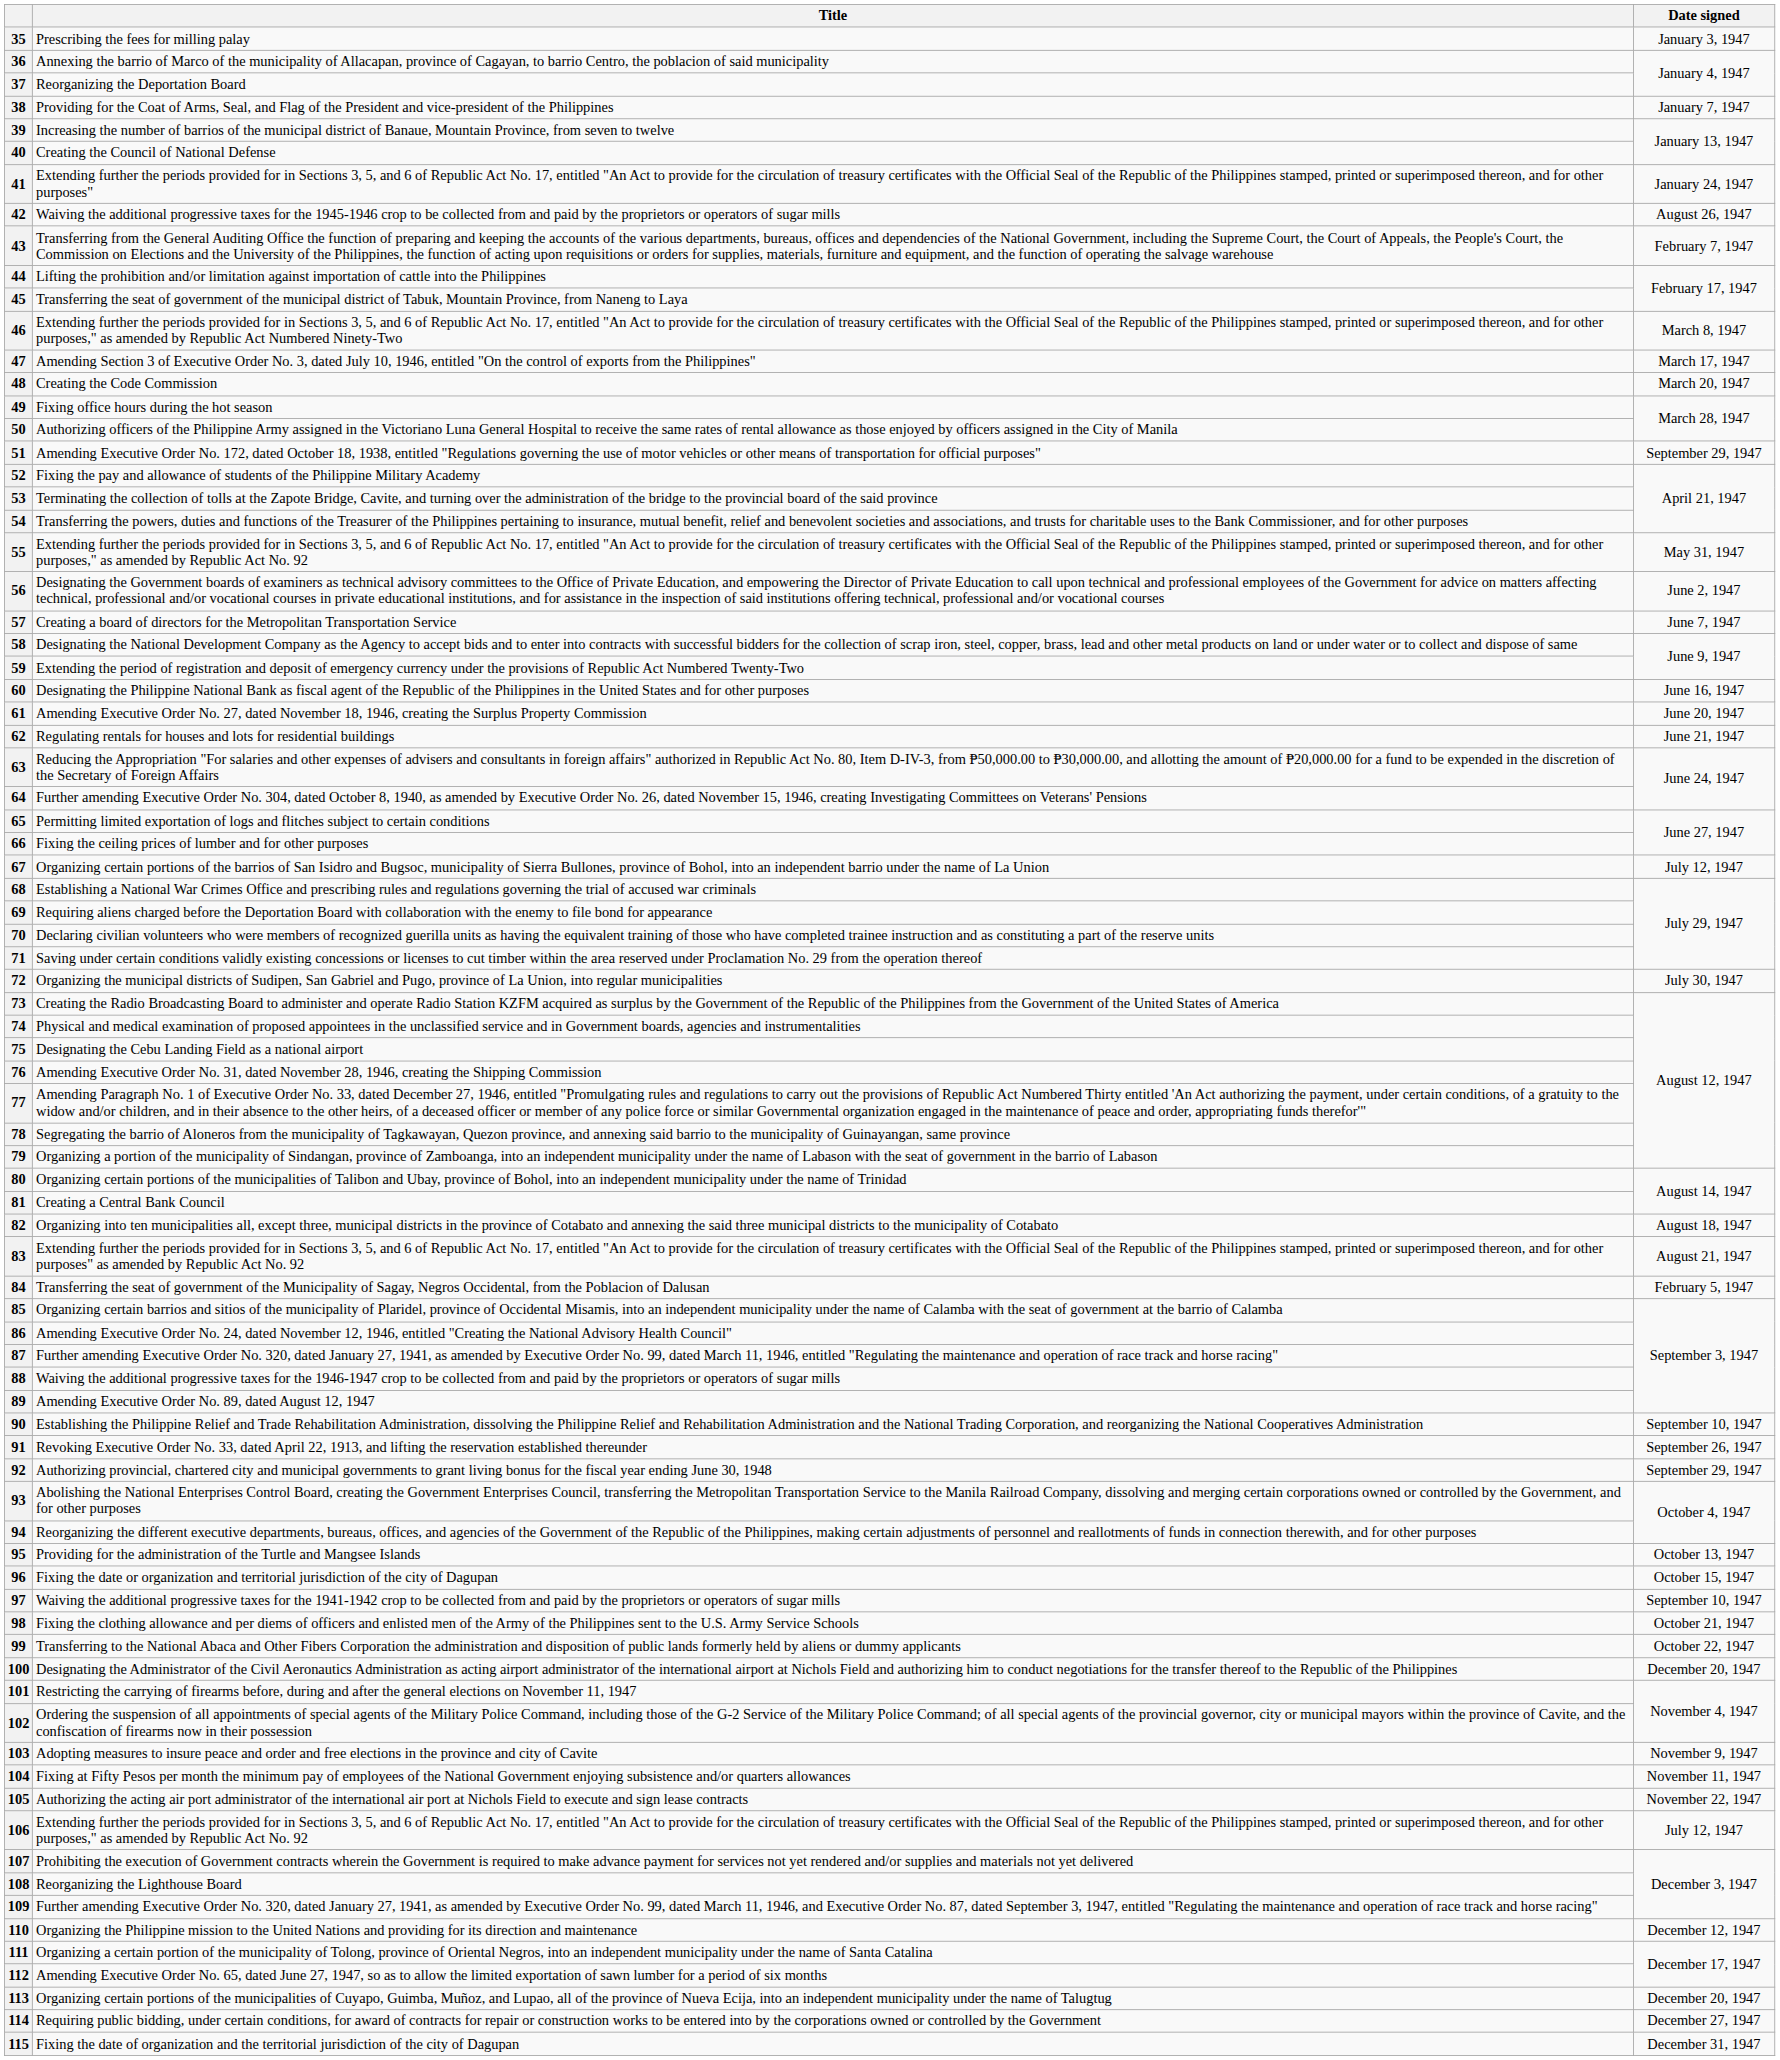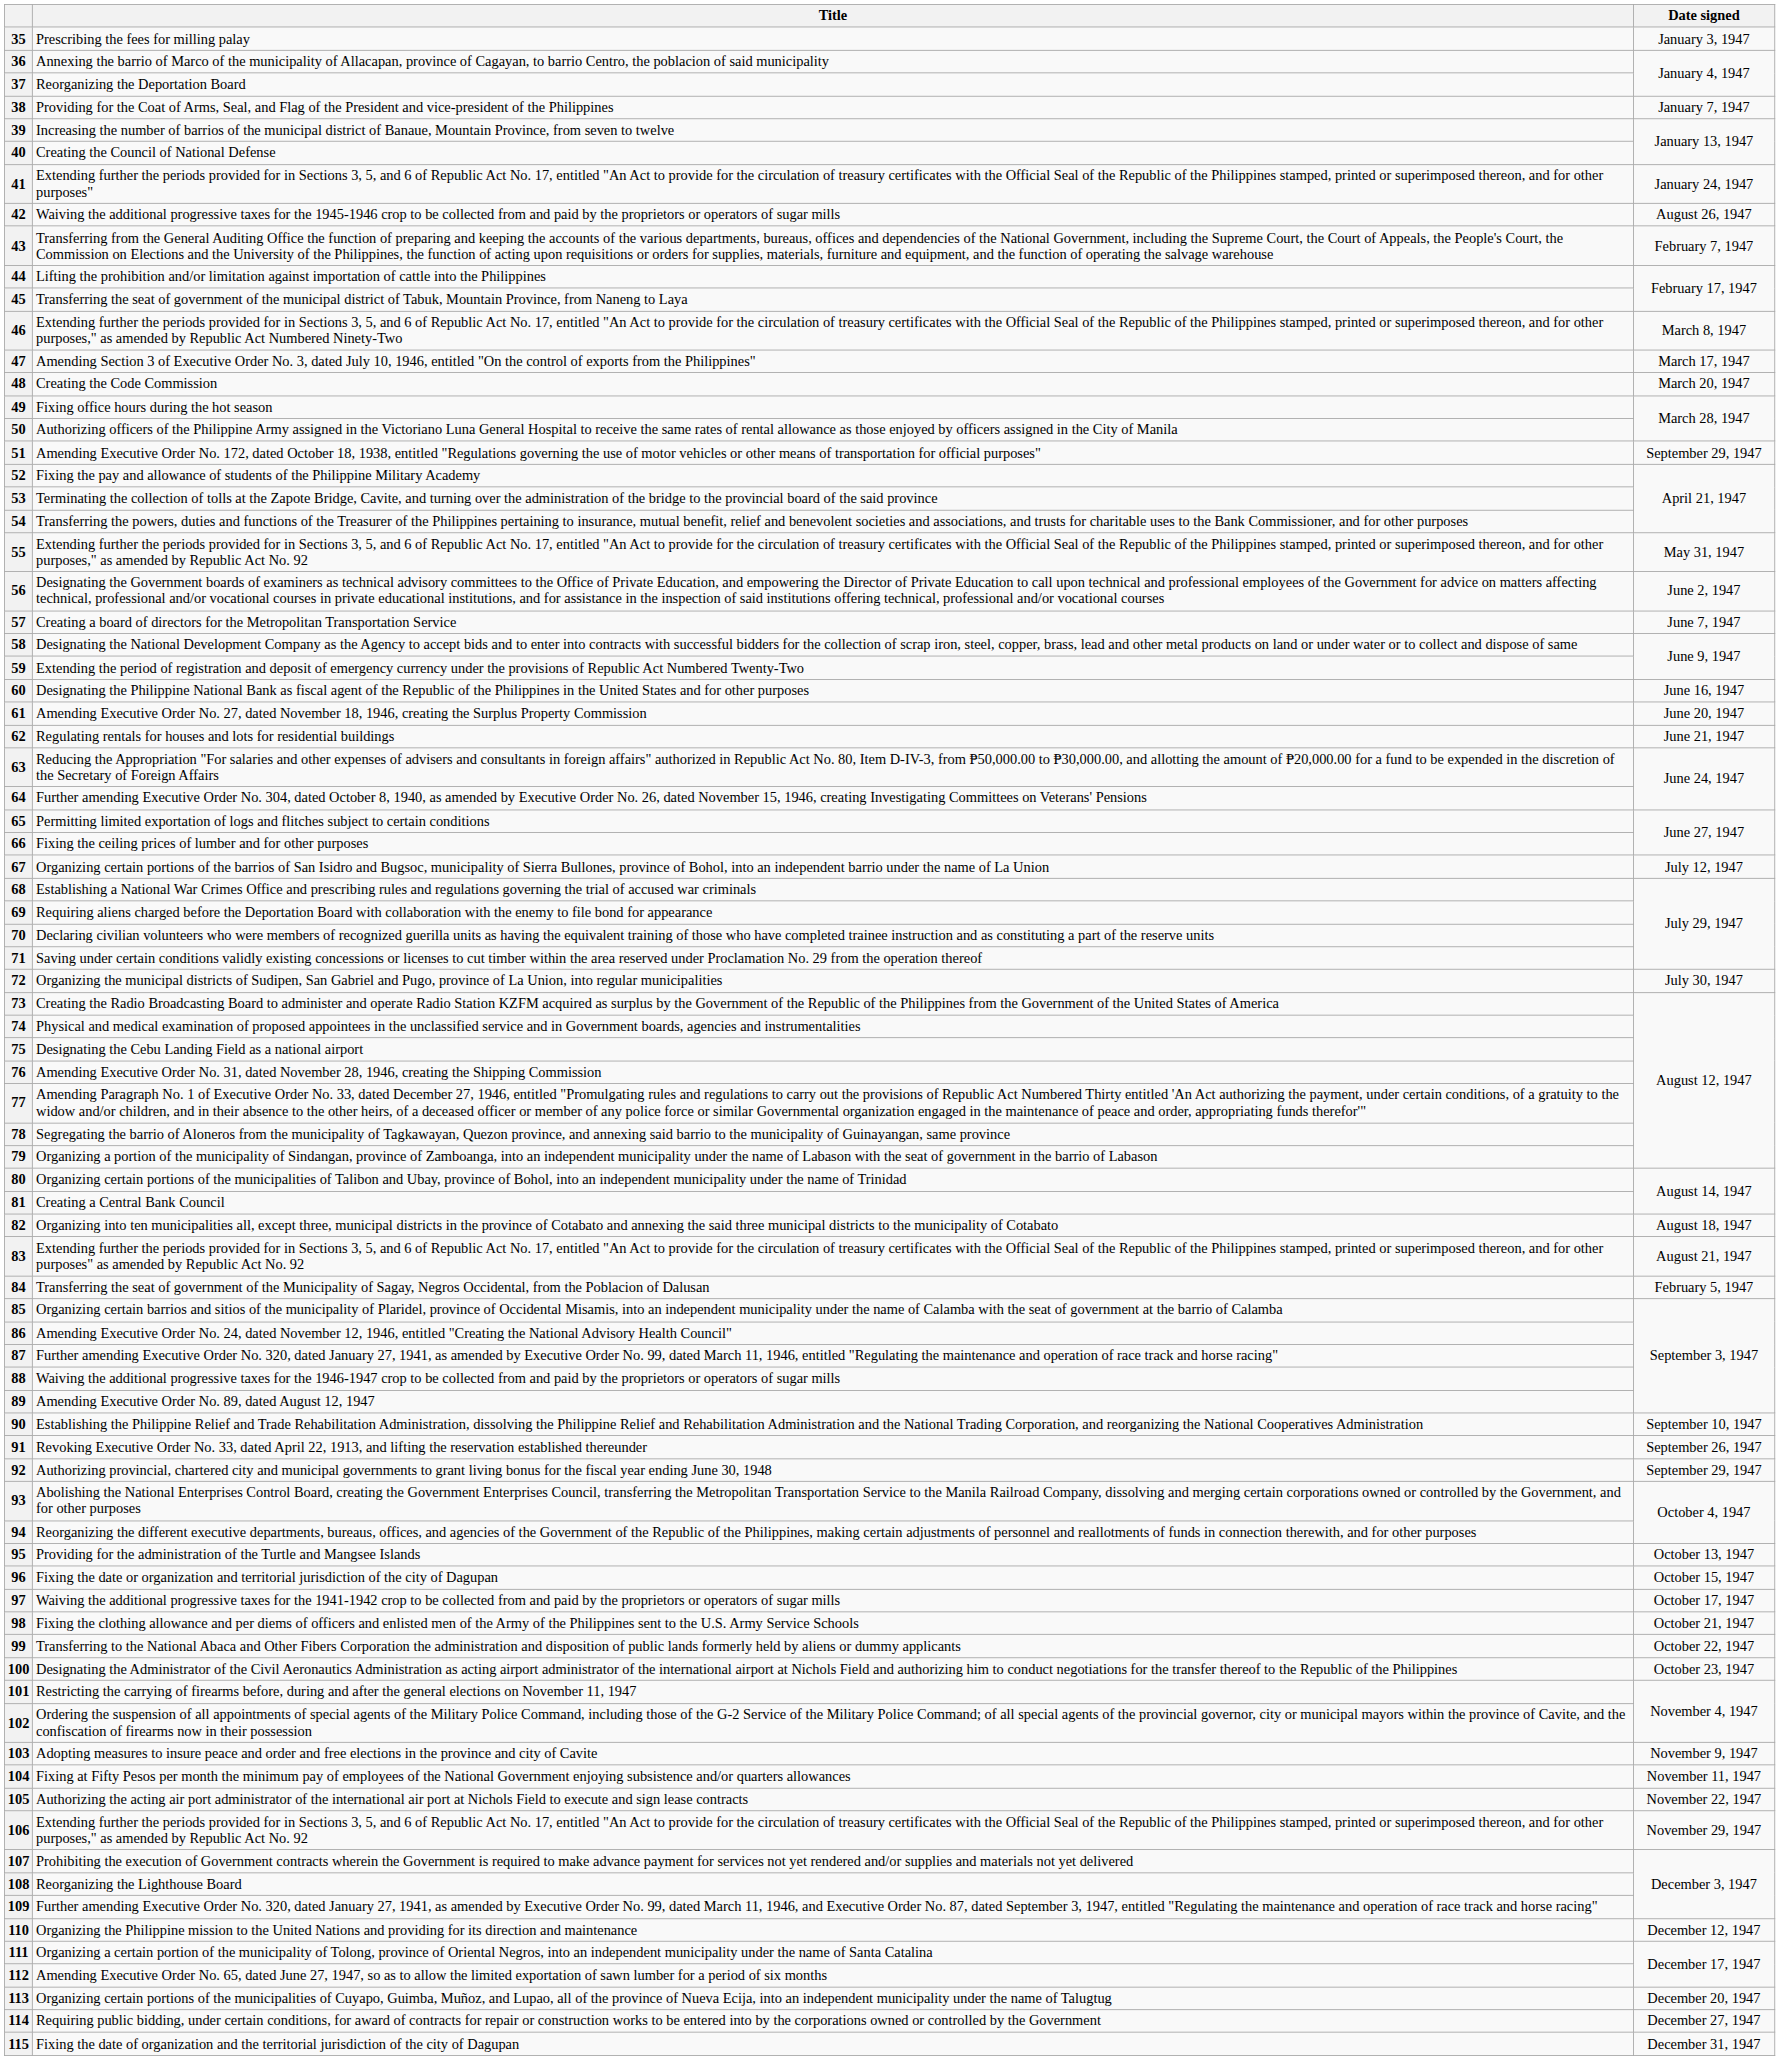(1704, 1600) September 10, 1947 -> (1704, 1600) October 17, 1947
(1704, 1668) December 20, 1947 -> (1704, 1668) October 23, 1947
(1704, 1830) July 12, 1947 -> (1704, 1830) November 29, 1947
